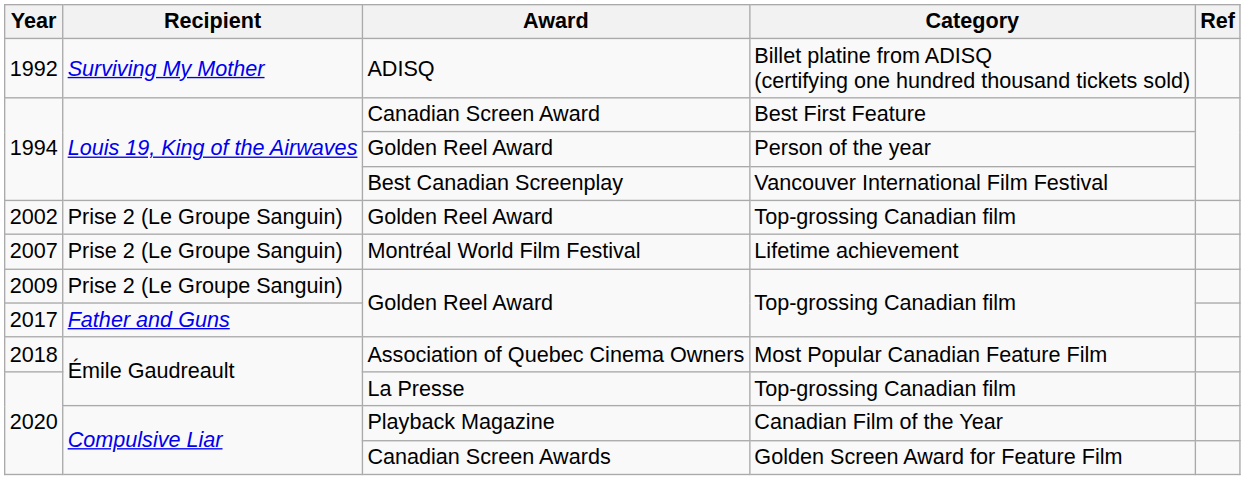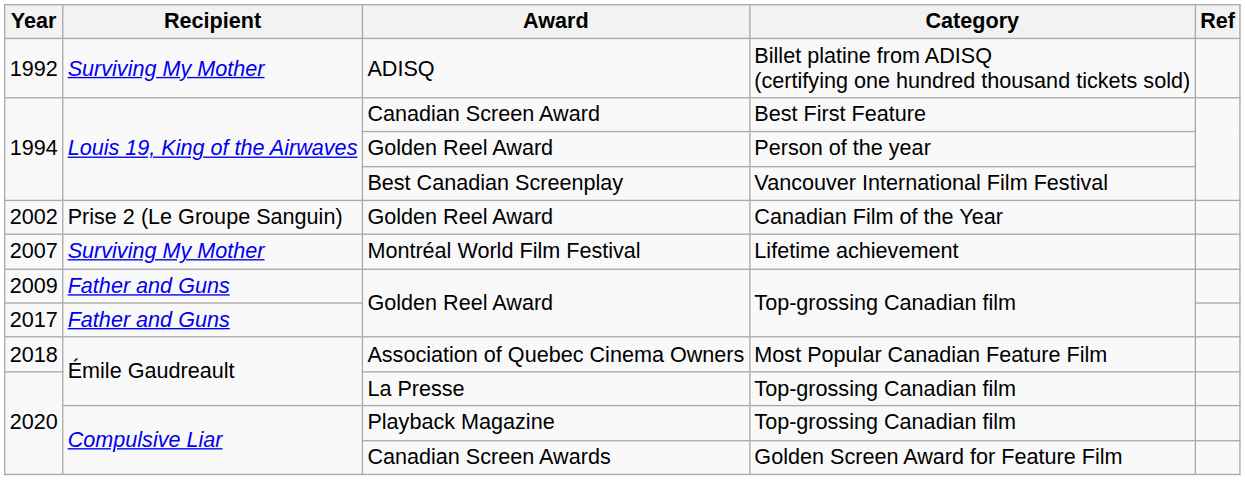(885, 217) Top-grossing Canadian film -> (879, 217) Canadian Film of the Year
(205, 251) Prise 2 (Le Groupe Sanguin) -> (166, 251) Surviving My Mother
(205, 285) Prise 2 (Le Groupe Sanguin) -> (149, 285) Father and Guns
(879, 422) Canadian Film of the Year -> (885, 422) Top-grossing Canadian film
